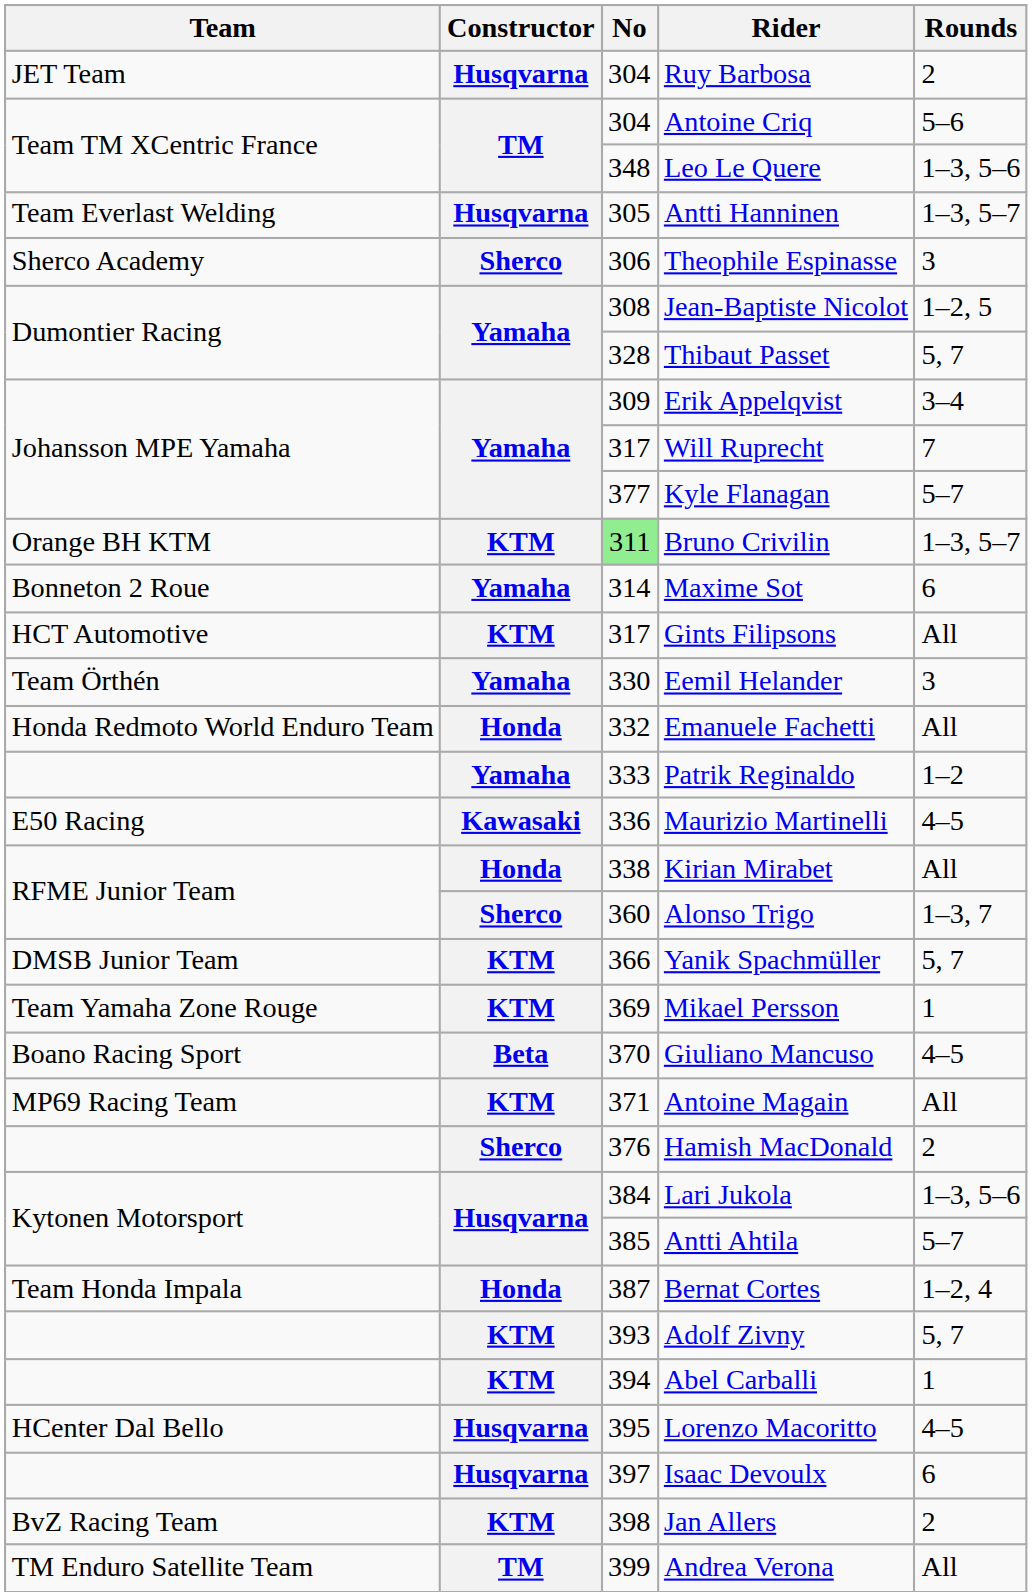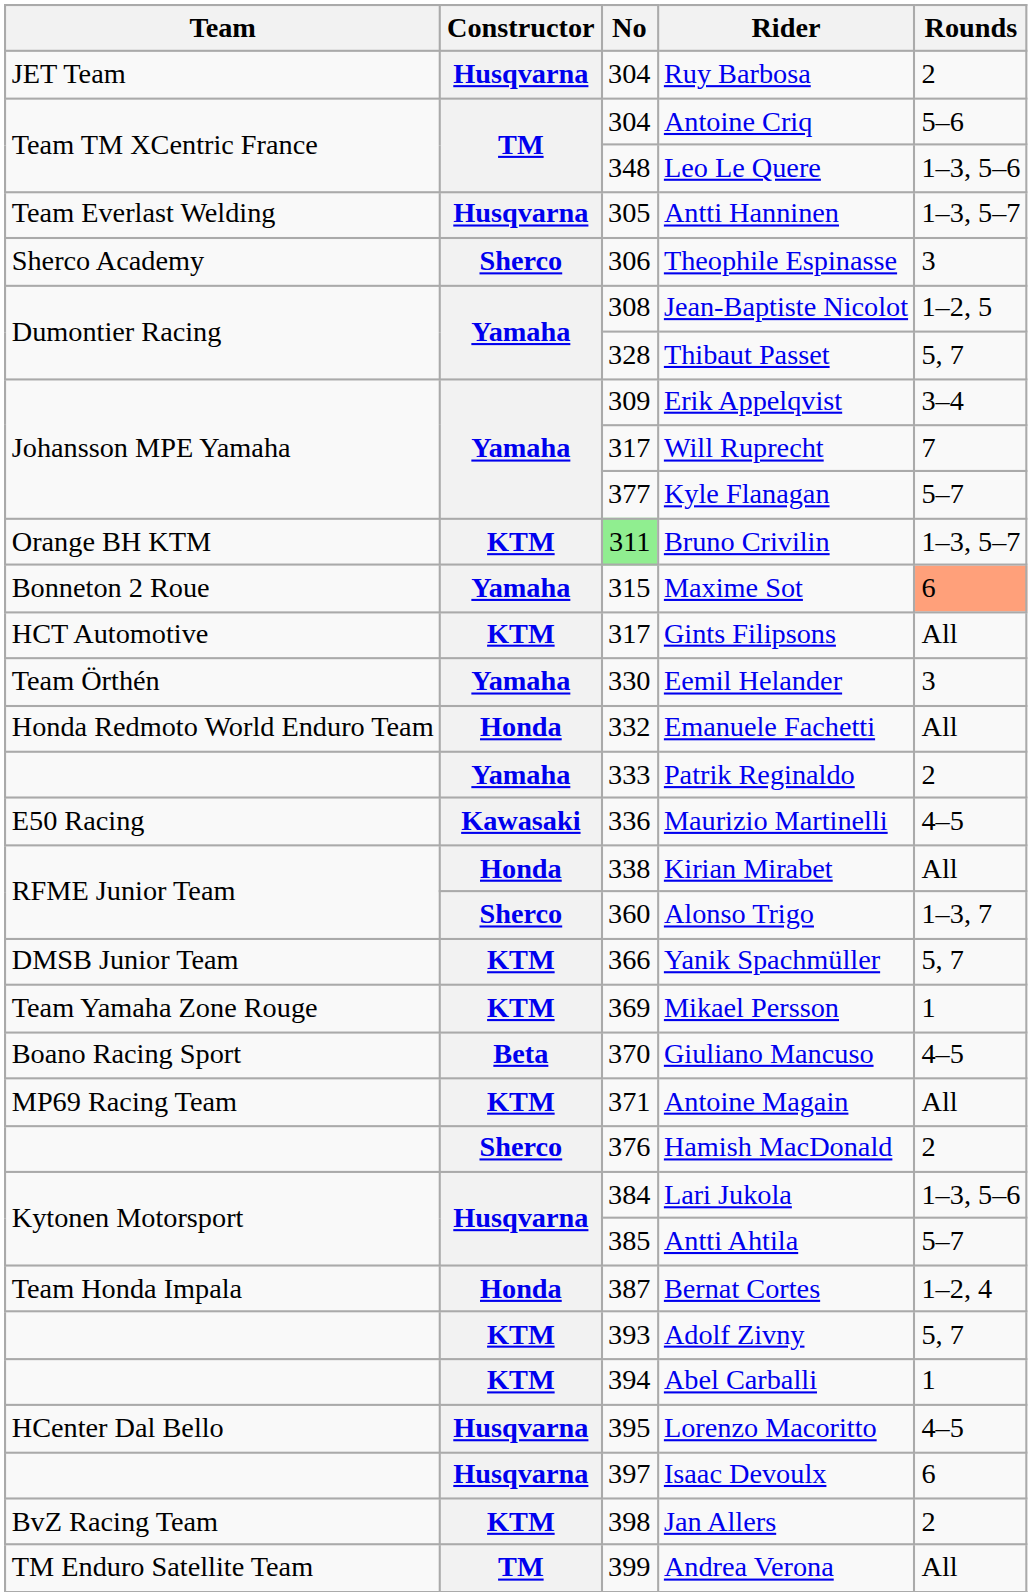(629, 587) 314 -> (629, 587) 315
(929, 587) no background -> (929, 587) lightsalmon background
(943, 774) 1–2 -> (929, 774) 2
